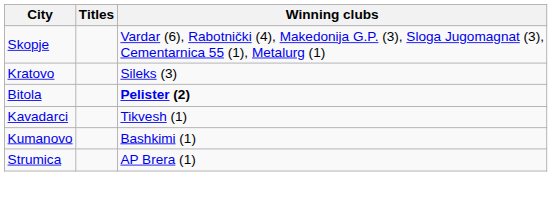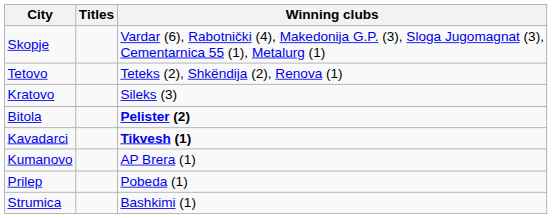+ row: (28, 73)
(154, 116) normal -> (156, 138) bold
(158, 138) Bashkimi (1) -> (158, 159) AP Brera (1)
+ row: (25, 181)
(158, 159) AP Brera (1) -> (158, 203) Bashkimi (1)
